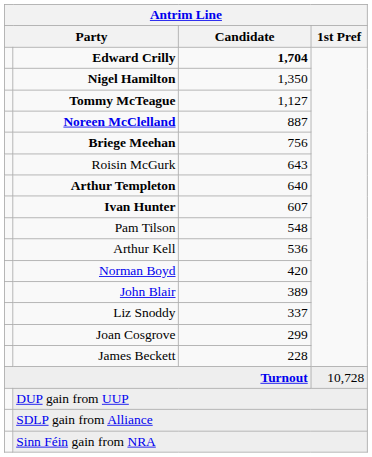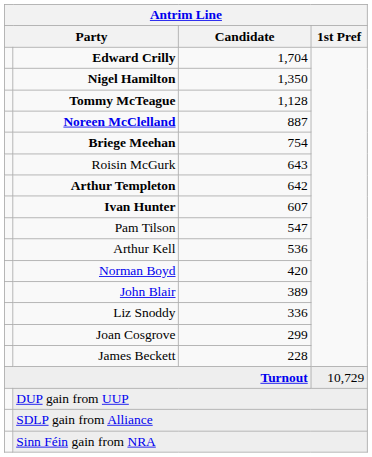(293, 57) bold -> (293, 57) normal
(293, 100) 1,127 -> (293, 100) 1,128
(298, 143) 756 -> (298, 143) 754
(298, 185) 640 -> (298, 185) 642
(298, 228) 548 -> (298, 228) 547
(298, 313) 337 -> (298, 313) 336
(346, 377) 10,728 -> (346, 377) 10,729
